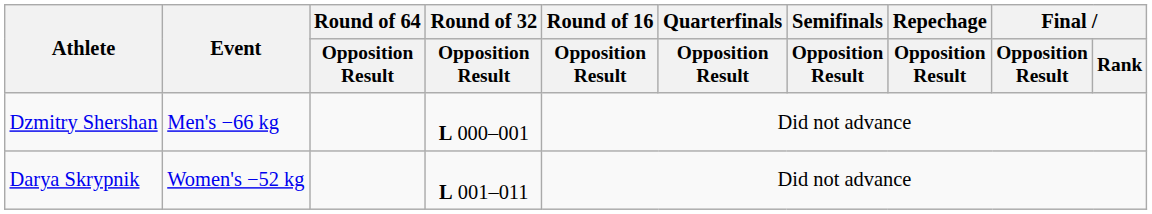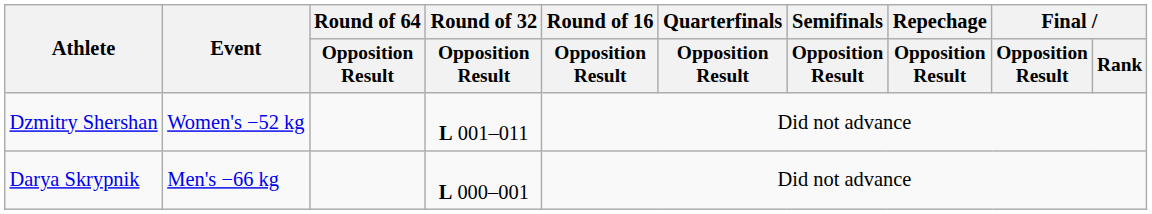(223, 122) Men's −66 kg -> (236, 122) Women's −52 kg
(484, 134) L 000–001 -> (484, 134) L 001–011
(236, 180) Women's −52 kg -> (223, 180) Men's −66 kg
(484, 192) L 001–011 -> (484, 192) L 000–001
